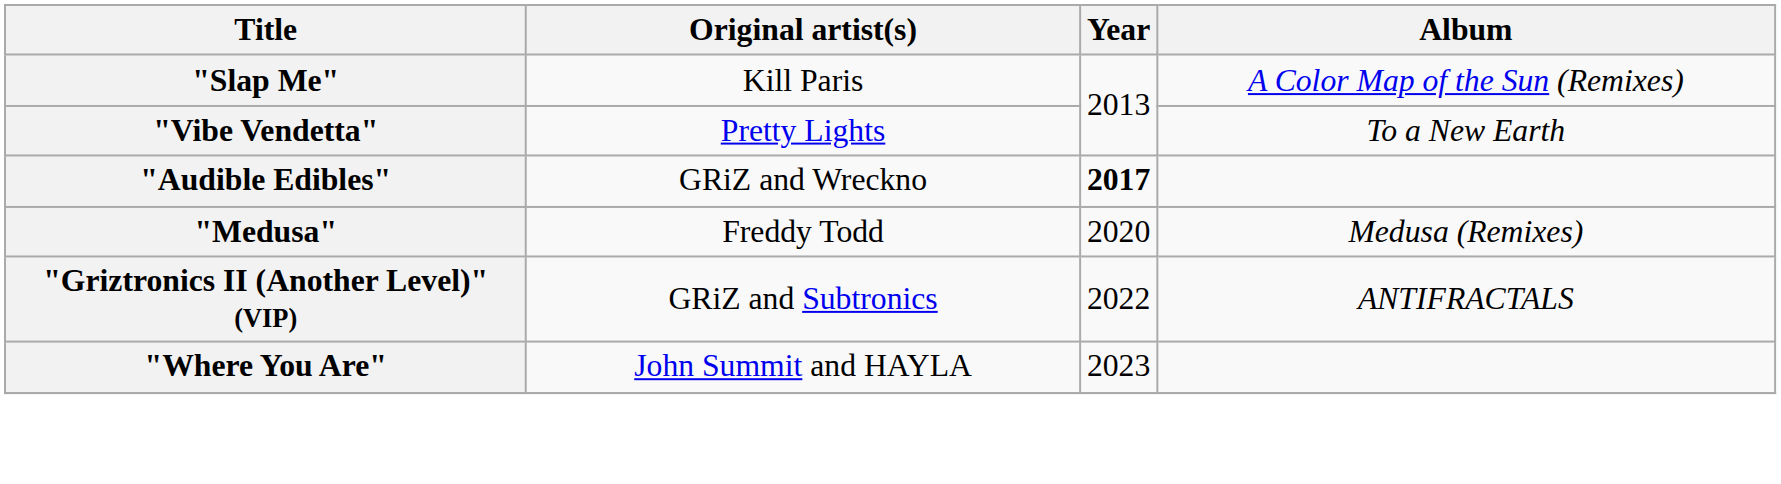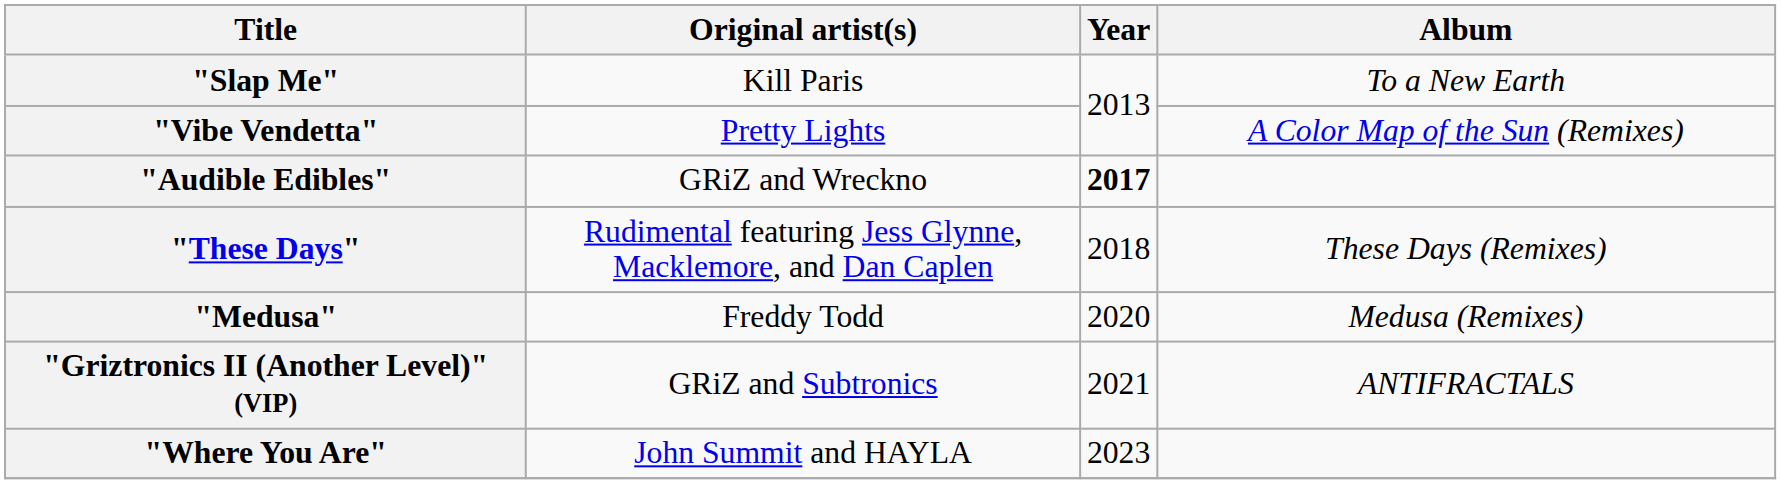(1466, 79) A Color Map of the Sun (Remixes) -> (1466, 79) To a New Earth
(1466, 130) To a New Earth -> (1466, 130) A Color Map of the Sun (Remixes)
+ row: (266, 248)
(1119, 298) 2022 -> (1119, 384) 2021
